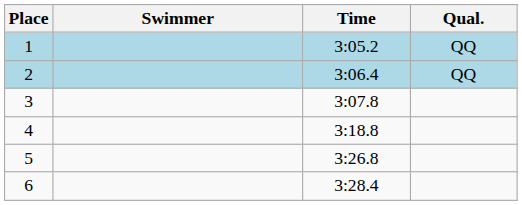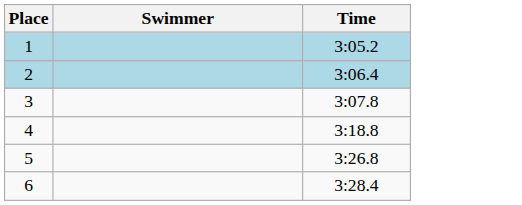- column: (463, 18)
